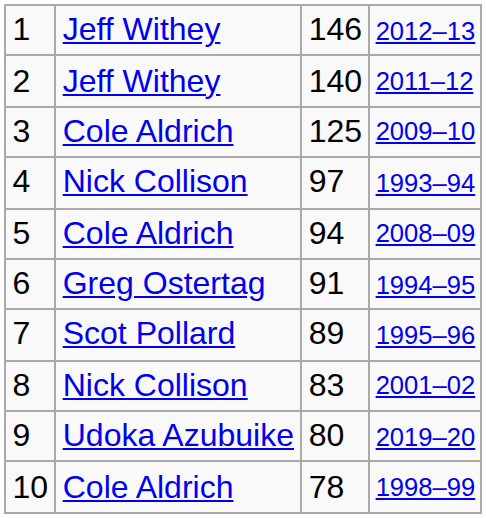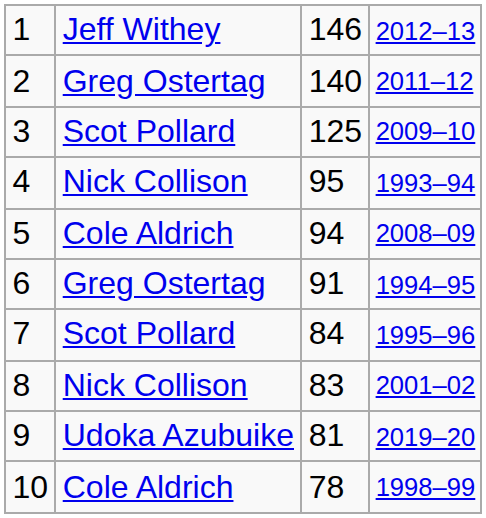(142, 80) Jeff Withey -> (164, 80) Greg Ostertag
(148, 131) Cole Aldrich -> (149, 131) Scot Pollard
(327, 182) 97 -> (327, 182) 95
(327, 334) 89 -> (327, 334) 84
(327, 435) 80 -> (327, 435) 81
